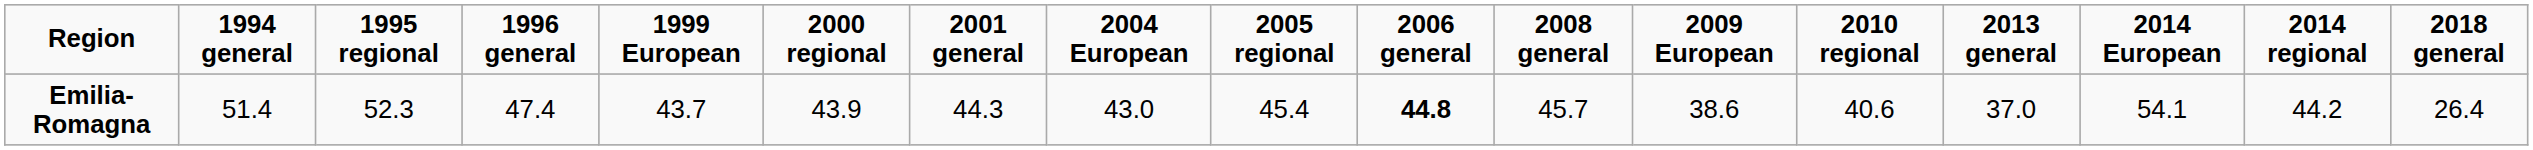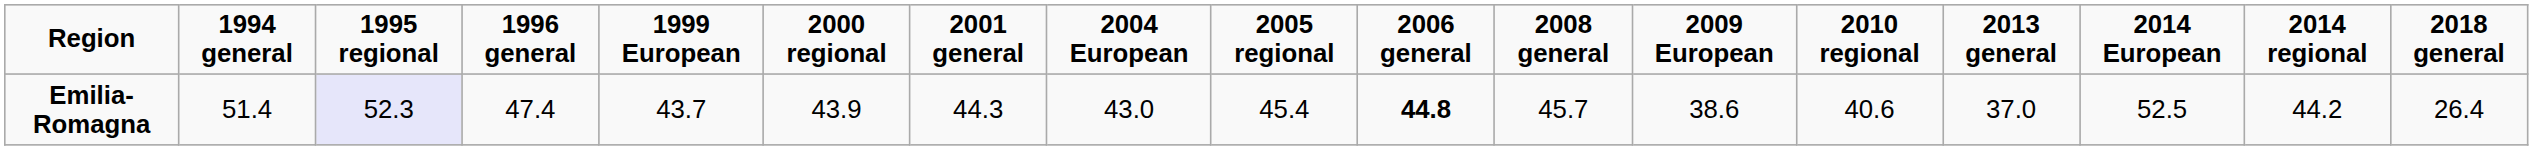(389, 109) no background -> (389, 109) lavender background
(2162, 109) 54.1 -> (2162, 109) 52.5
